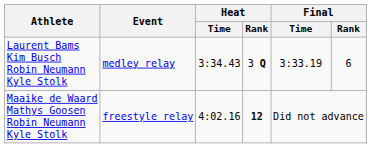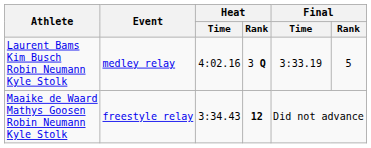(219, 63) 3:34.43 -> (219, 63) 4:02.16
(349, 63) 6 -> (349, 63) 5
(219, 116) 4:02.16 -> (219, 116) 3:34.43
